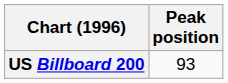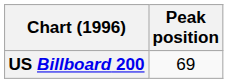(186, 64) 93 -> (186, 64) 69
